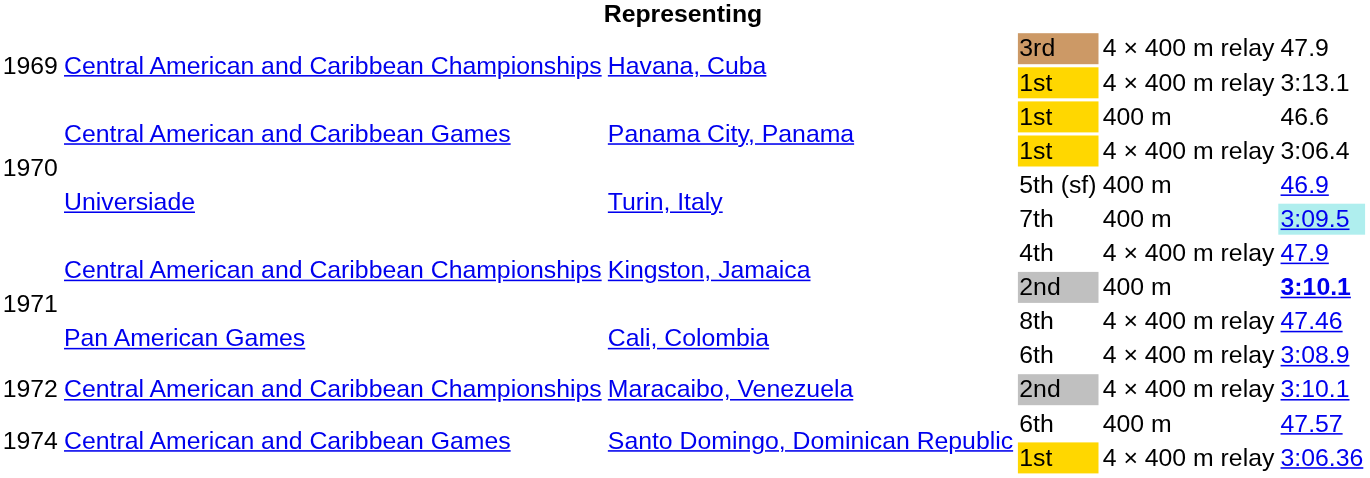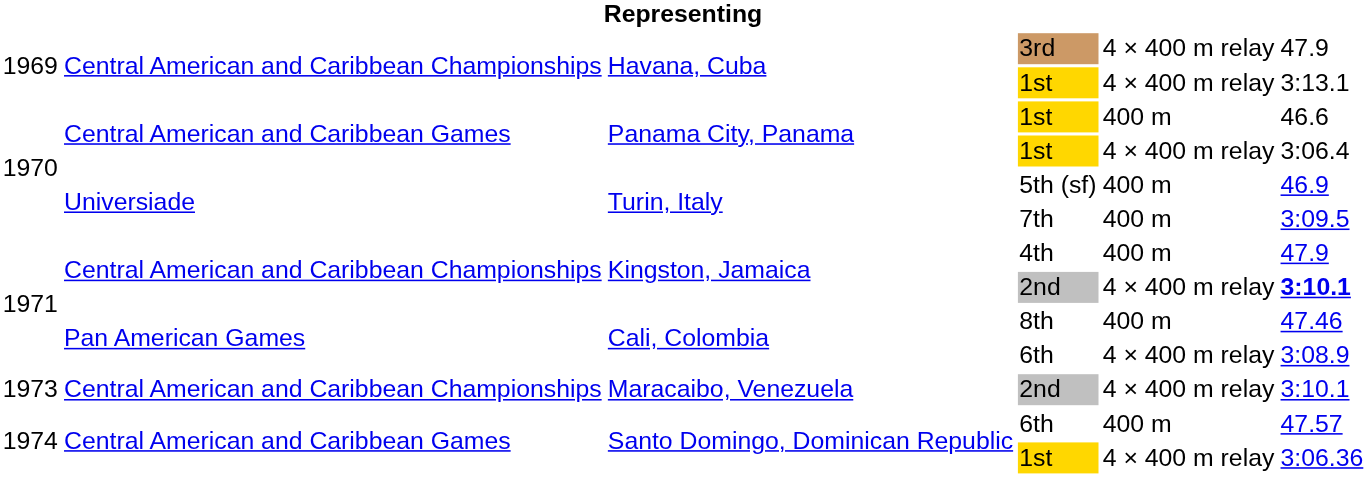(1315, 218) paleturquoise background -> (1315, 218) no background
(1189, 253) 4 × 400 m relay -> (1137, 253) 400 m
(1137, 287) 400 m -> (1189, 287) 4 × 400 m relay
(1189, 321) 4 × 400 m relay -> (1137, 321) 400 m
(30, 389) 1972 -> (30, 389) 1973
